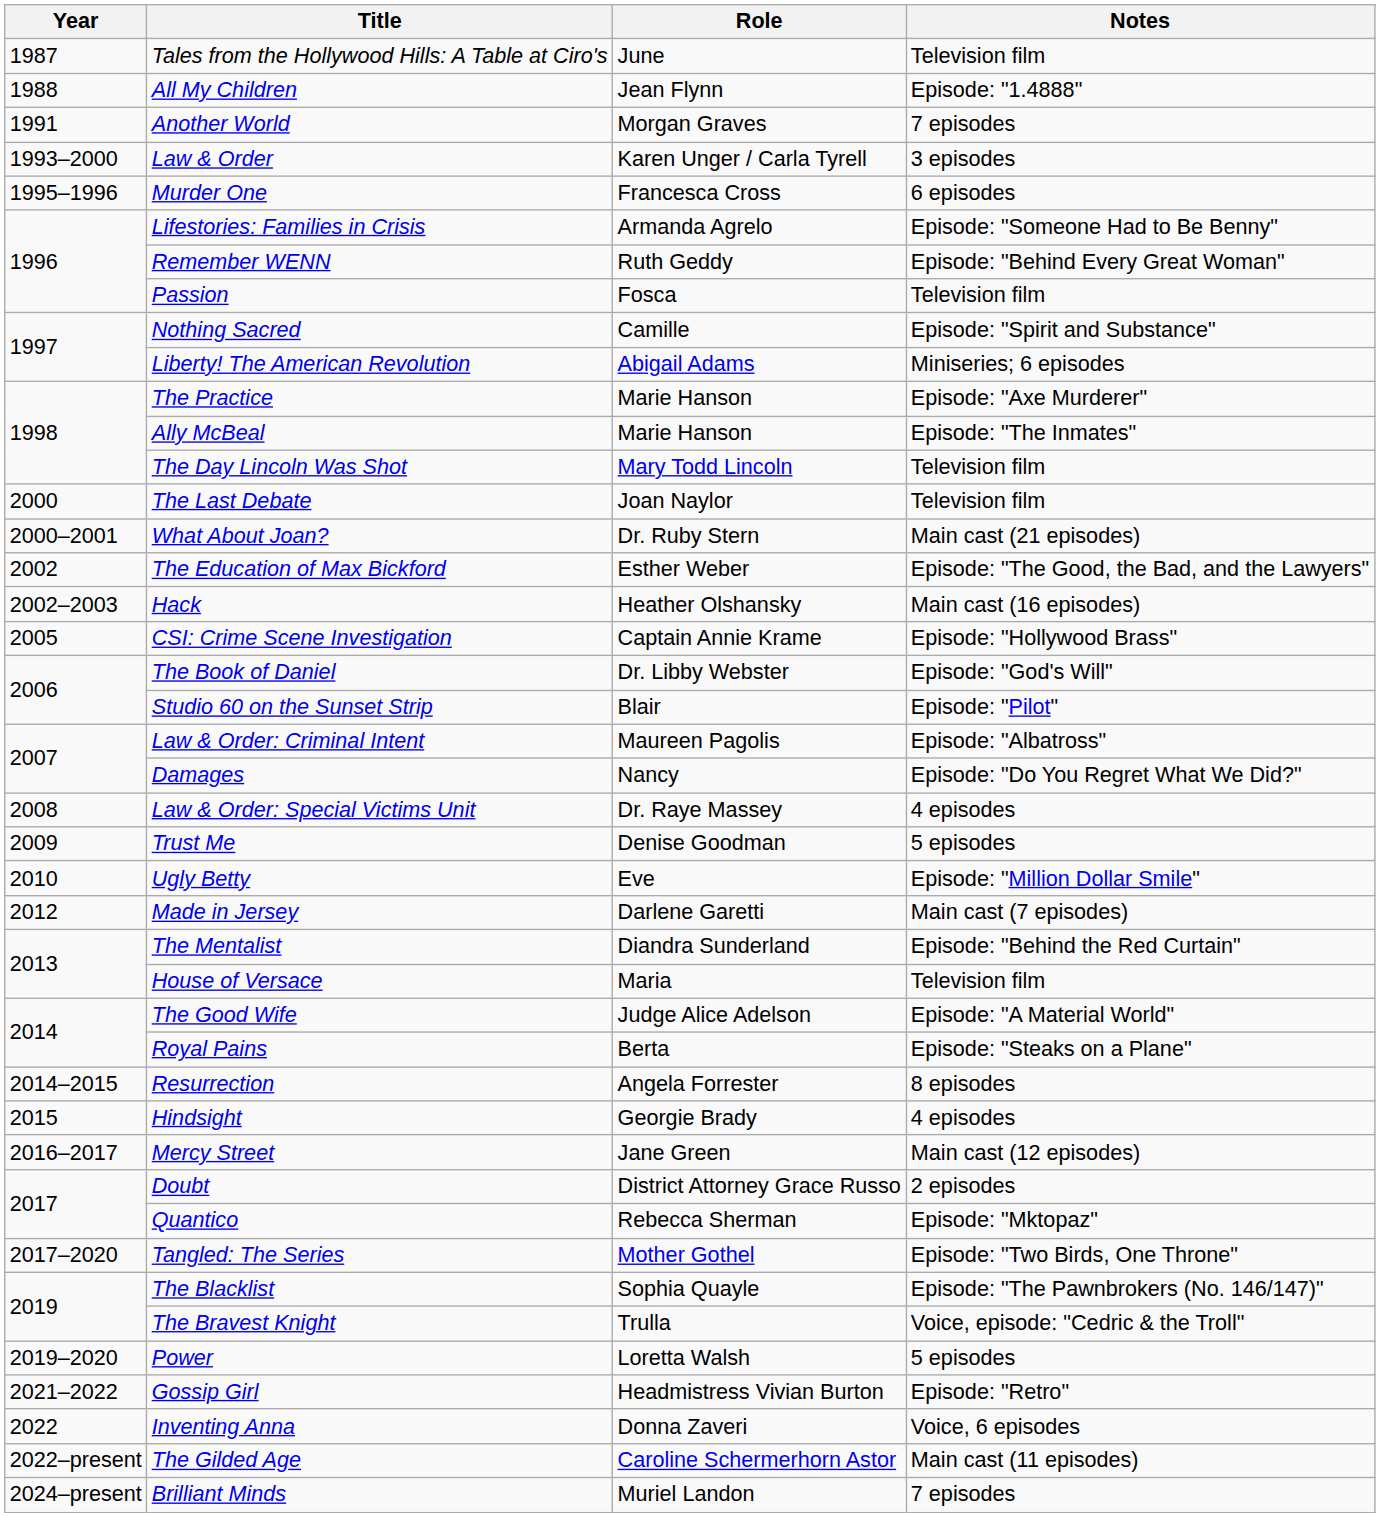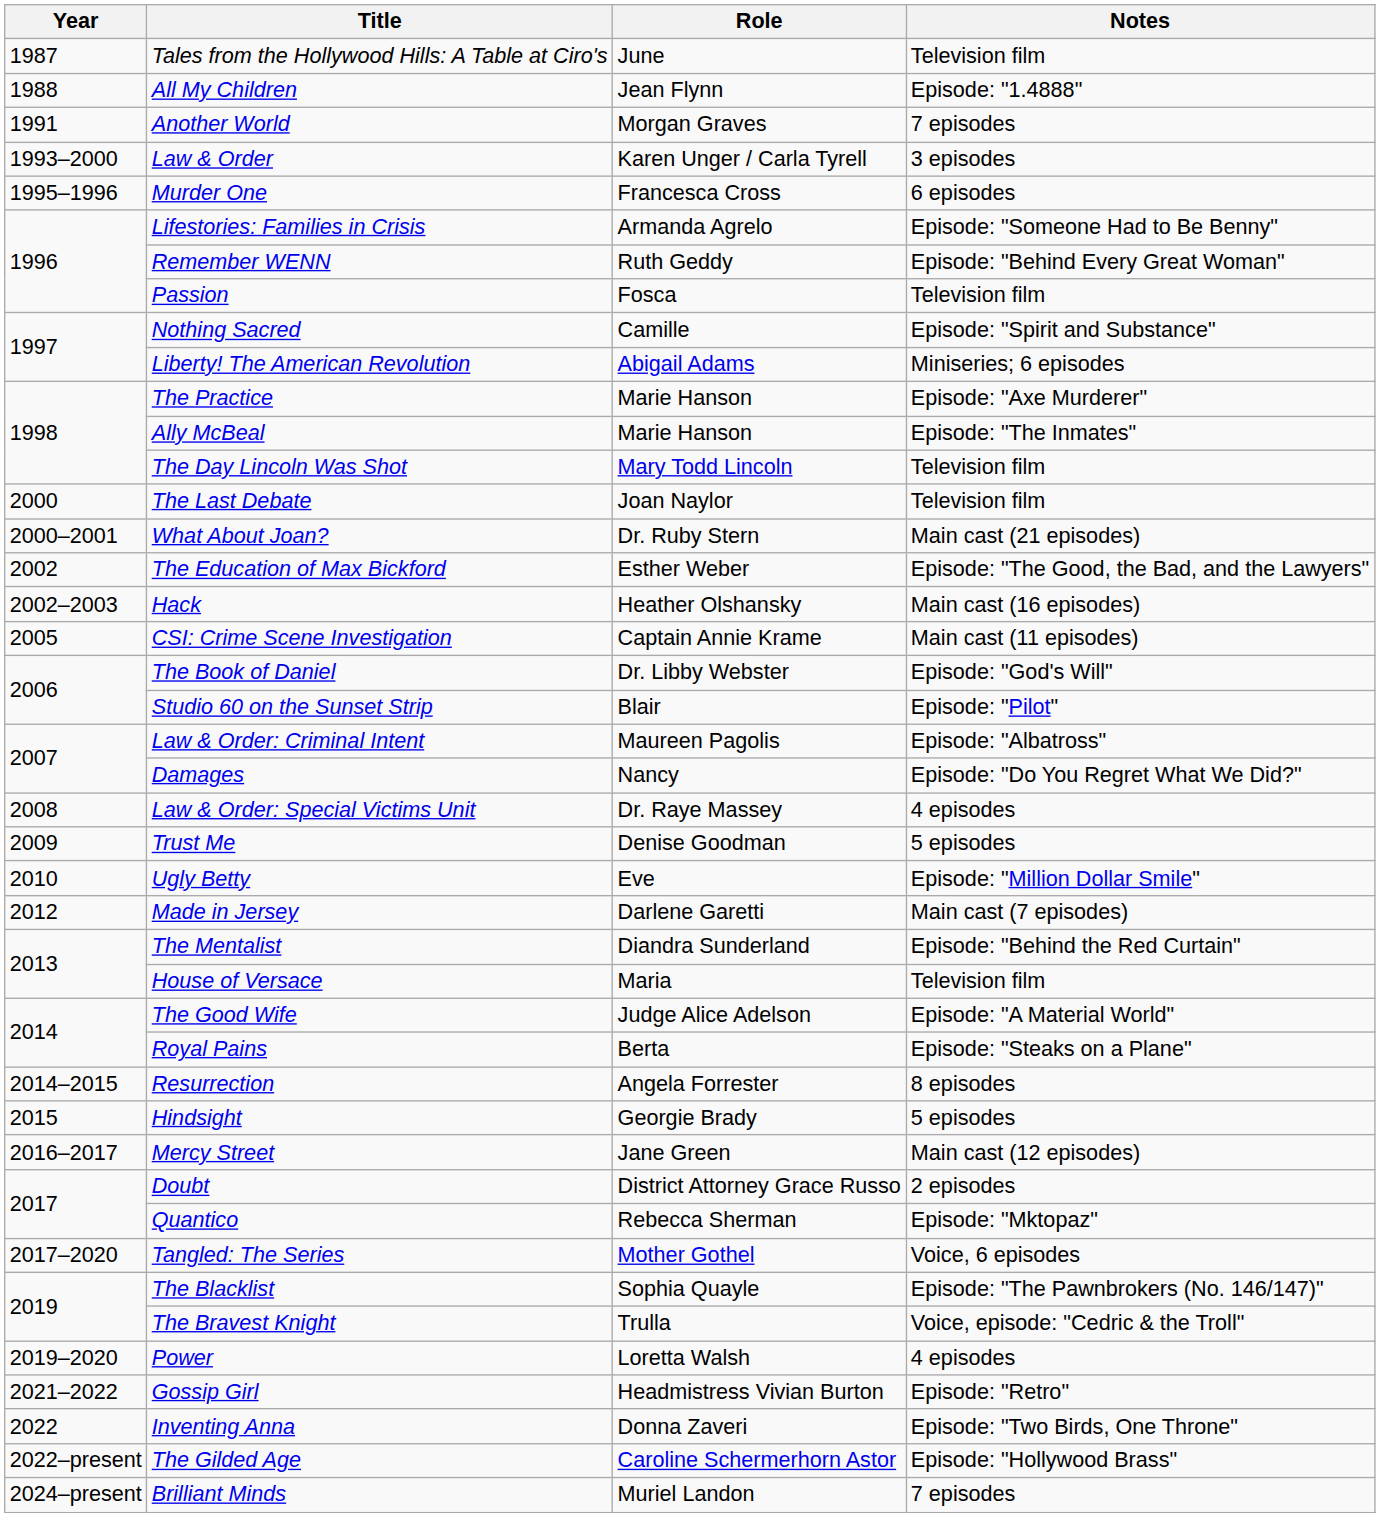(1044, 638) Episode: "Hollywood Brass" -> (1025, 638) Main cast (11 episodes)
(963, 1117) 4 episodes -> (963, 1117) 5 episodes
(1074, 1254) Episode: "Two Birds, One Throne" -> (996, 1254) Voice, 6 episodes
(963, 1357) 5 episodes -> (963, 1357) 4 episodes
(996, 1426) Voice, 6 episodes -> (1074, 1426) Episode: "Two Birds, One Throne"
(1025, 1460) Main cast (11 episodes) -> (1044, 1460) Episode: "Hollywood Brass"
